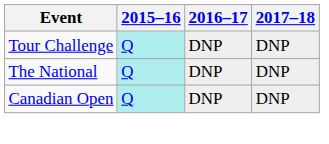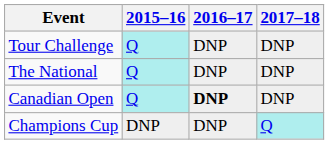(205, 98) normal -> (211, 98) bold
+ row: (63, 125)
